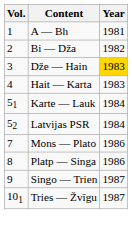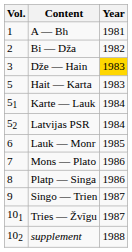(10, 84) 4 -> (10, 84) 5
+ row: (63, 143)
+ row: (56, 236)
